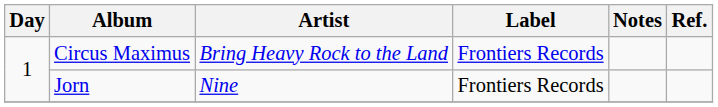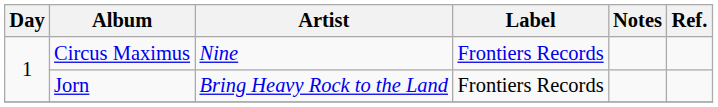(324, 53) Bring Heavy Rock to the Land -> (219, 53) Nine
(219, 85) Nine -> (324, 85) Bring Heavy Rock to the Land
